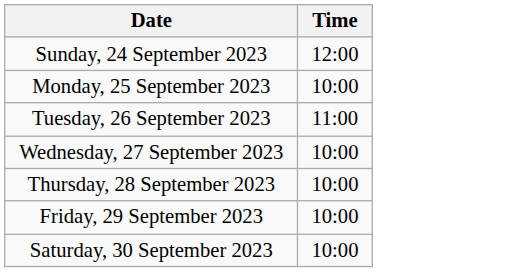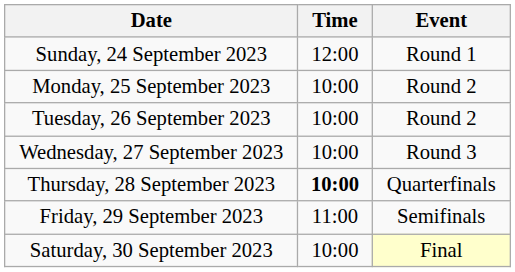+ column: (441, 20)
(335, 119) 11:00 -> (335, 119) 10:00
(335, 184) normal -> (335, 184) bold
(335, 217) 10:00 -> (335, 217) 11:00
